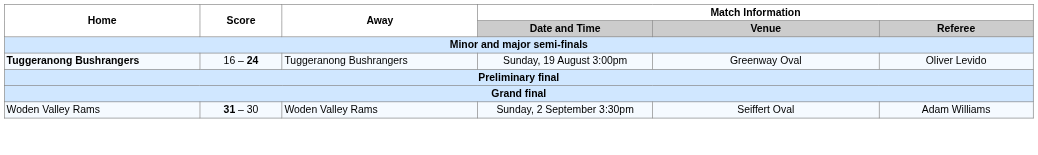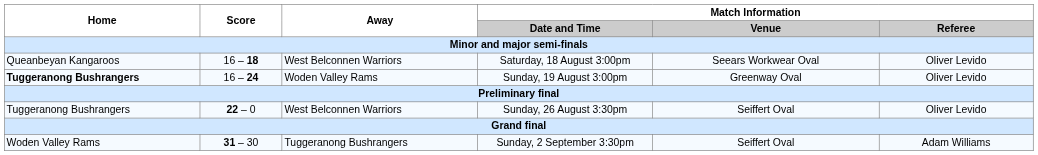+ row: (565, 61)
(346, 61) Tuggeranong Bushrangers -> (331, 77) Woden Valley Rams
+ row: (565, 110)
(331, 110) Woden Valley Rams -> (346, 142) Tuggeranong Bushrangers
